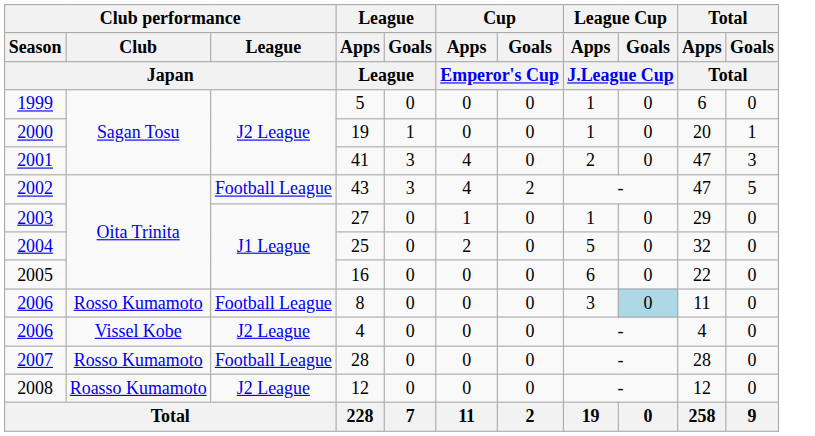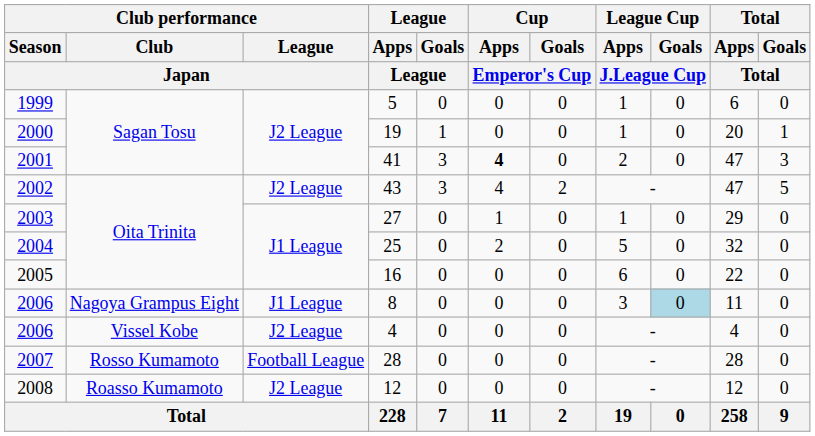(467, 160) normal -> (499, 160) bold
(273, 189) Football League -> (306, 189) J2 League
(138, 302) Rosso Kumamoto -> (154, 302) Nagoya Grampus Eight
(273, 302) Football League -> (306, 302) J1 League
